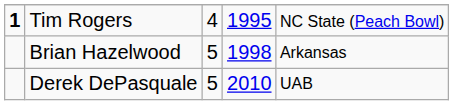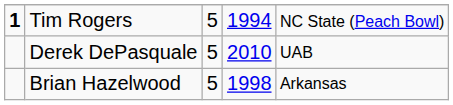(212, 20) 4 -> (212, 20) 5
(249, 20) 1995 -> (249, 20) 1994
rows swapped: (105, 52) <-> (114, 83)
